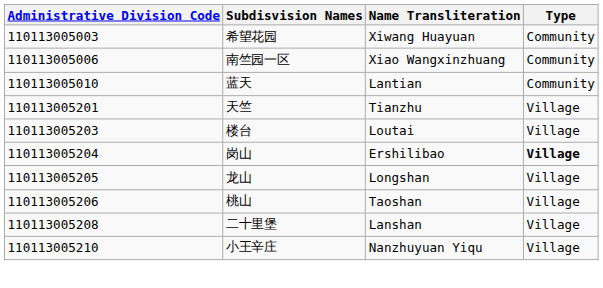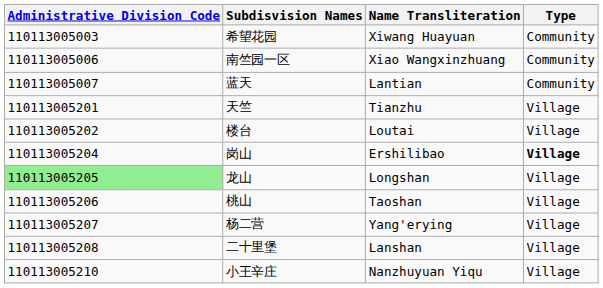(53, 84) 110113005010 -> (53, 84) 110113005007
(53, 131) 110113005203 -> (53, 131) 110113005202
(53, 178) no background -> (53, 178) lightgreen background
+ row: (245, 224)
